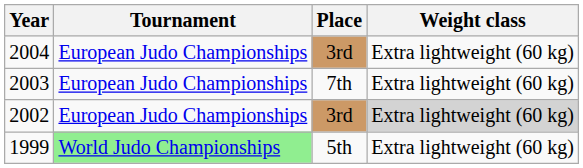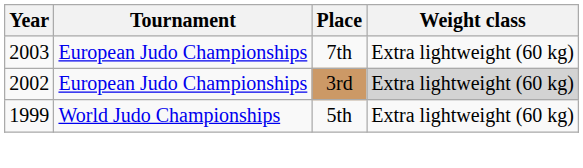- row: (29, 52)
(169, 147) lightgreen background -> (169, 115) no background
